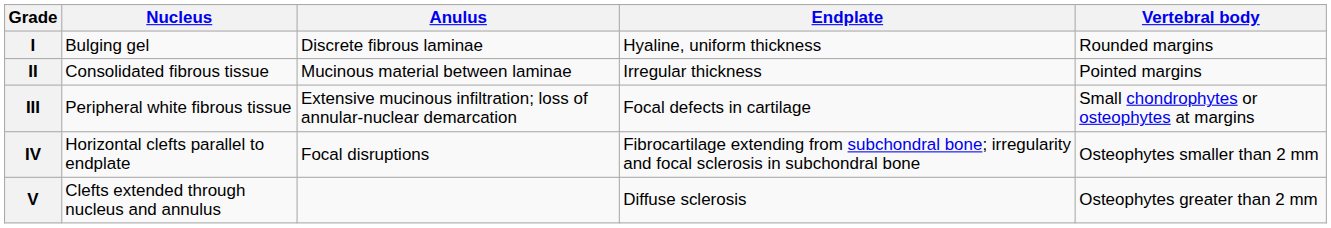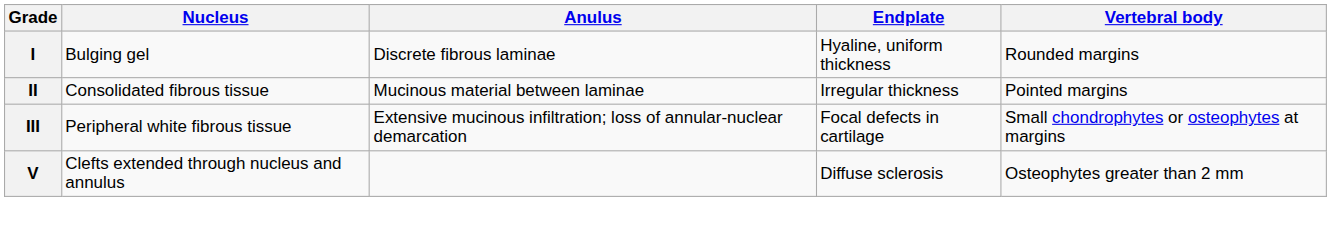- row: (33, 154)
